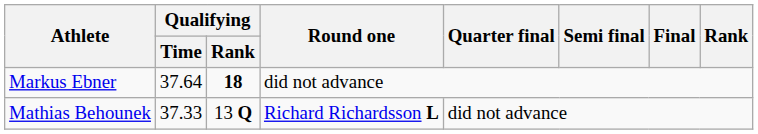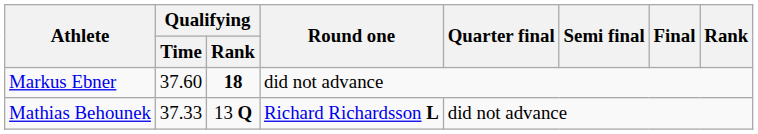(181, 82) 37.64 -> (181, 82) 37.60
